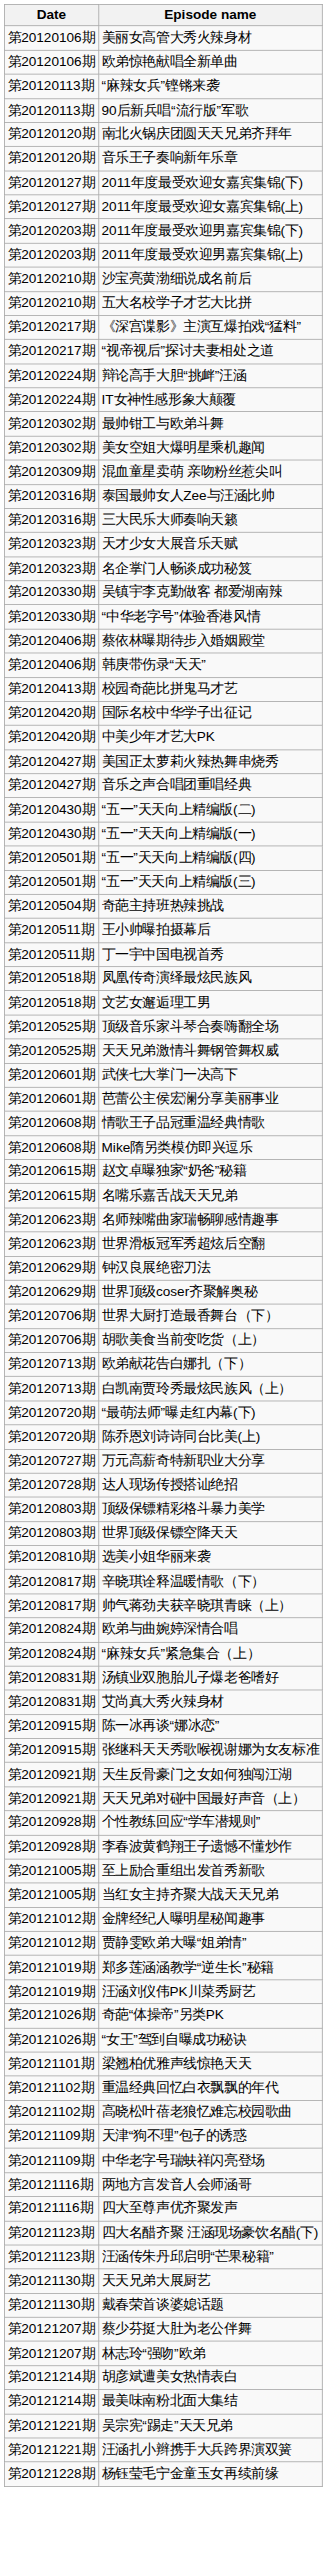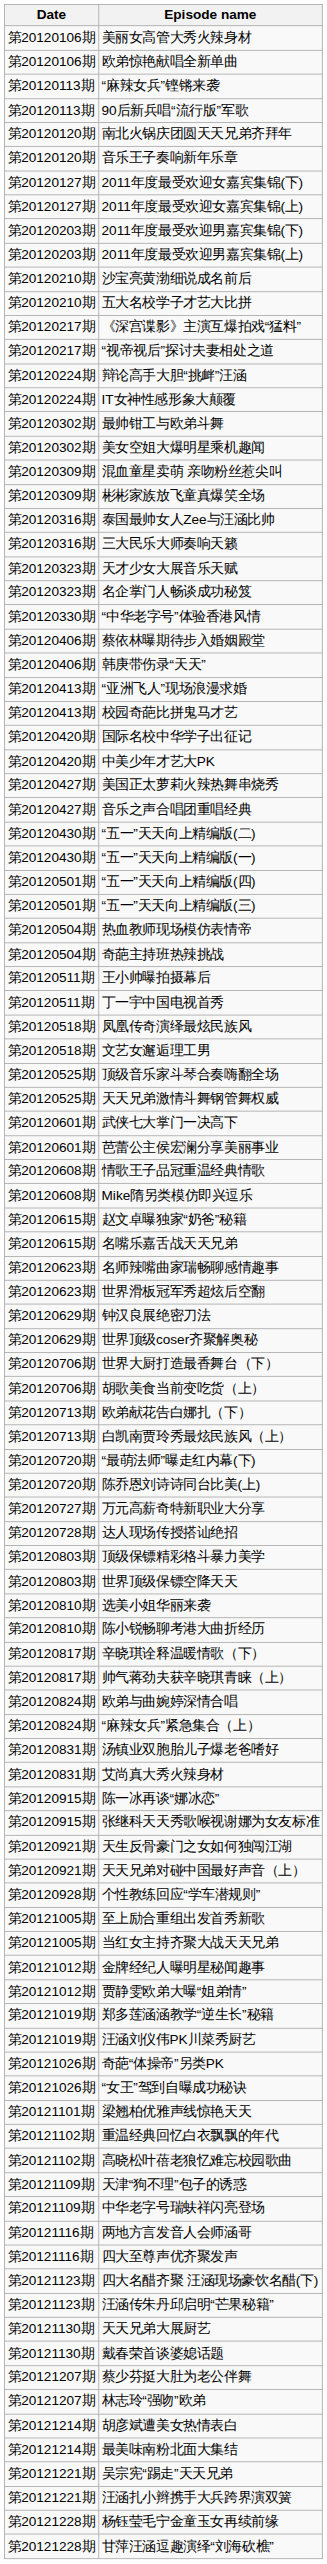+ row: (183, 495)
- row: (192, 592)
+ row: (174, 688)
+ row: (176, 930)
+ row: (183, 1629)
- row: (197, 1846)
+ row: (188, 2546)
